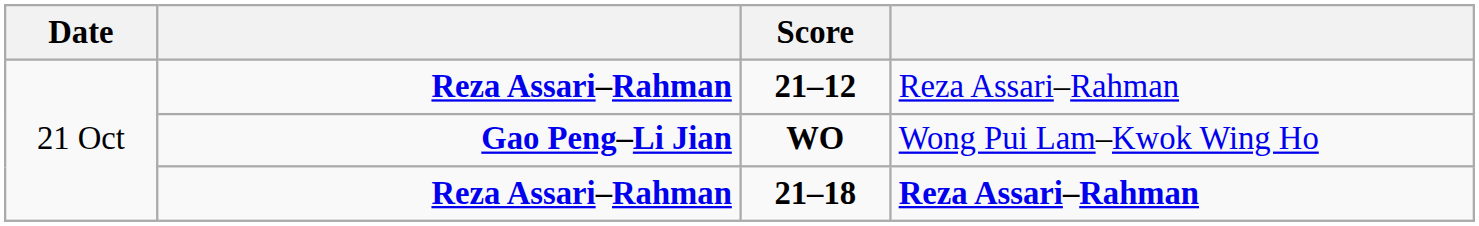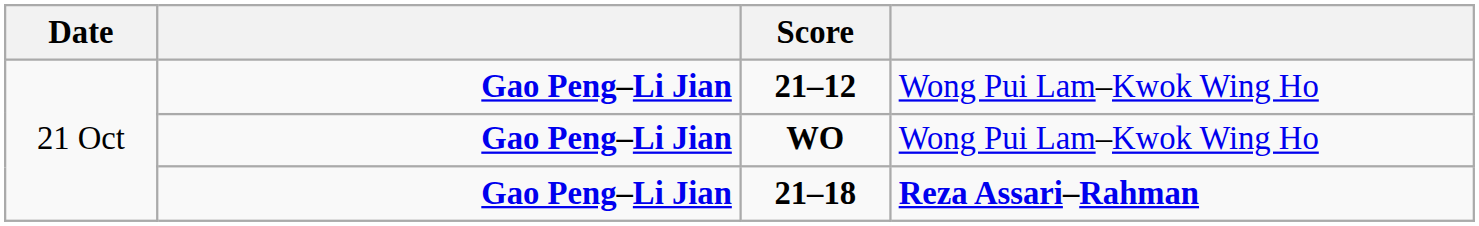(582, 85) Reza Assari–Rahman -> (607, 85) Gao Peng–Li Jian
(1039, 85) Reza Assari–Rahman -> (1109, 85) Wong Pui Lam–Kwok Wing Ho
(582, 193) Reza Assari–Rahman -> (607, 193) Gao Peng–Li Jian
